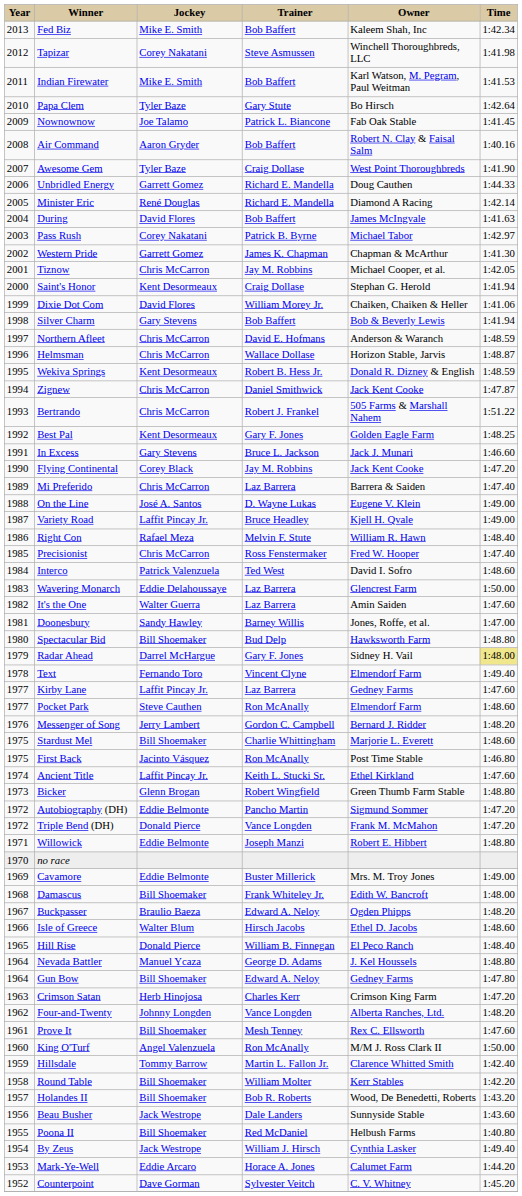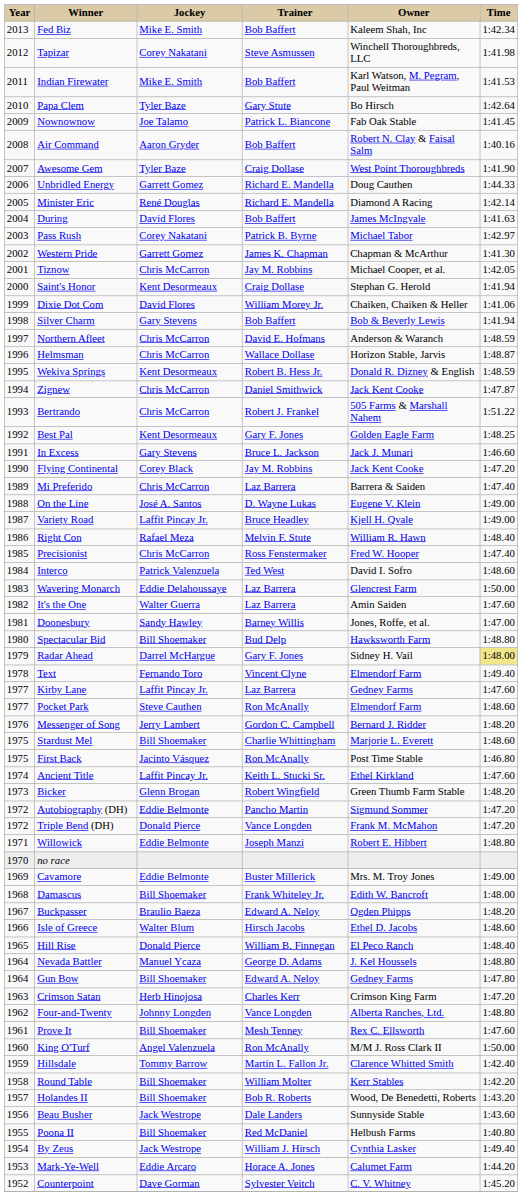(499, 792) 1:48.80 -> (499, 792) 1:48.20
(499, 1013) 1:48.20 -> (499, 1013) 1:48.80
